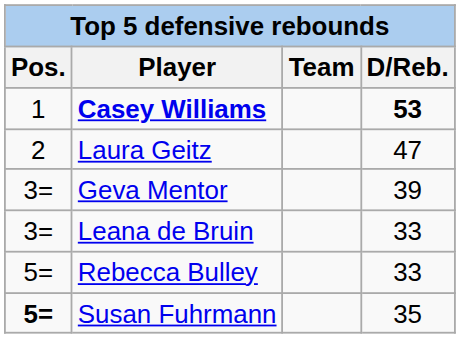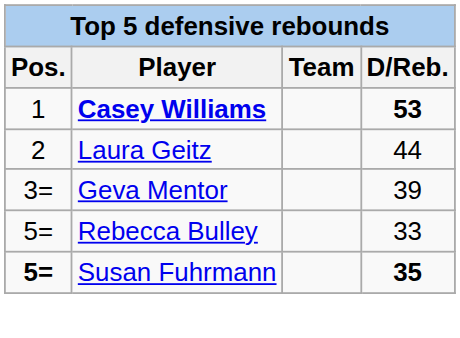(408, 149) 47 -> (408, 149) 44
- row: (166, 231)
(408, 313) normal -> (408, 272) bold
